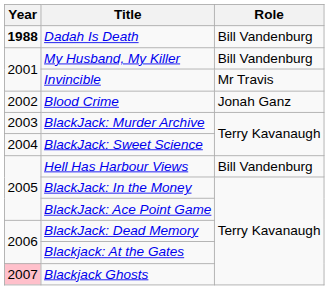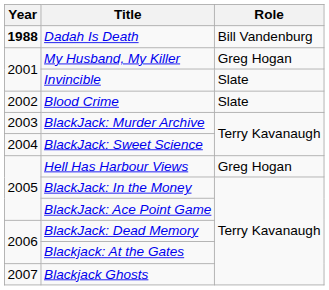(265, 58) Bill Vandenburg -> (255, 58) Greg Hogan
(246, 79) Mr Travis -> (233, 79) Slate
(254, 101) Jonah Ganz -> (233, 101) Slate
(265, 166) Bill Vandenburg -> (255, 166) Greg Hogan
(23, 274) pink background -> (23, 274) no background
